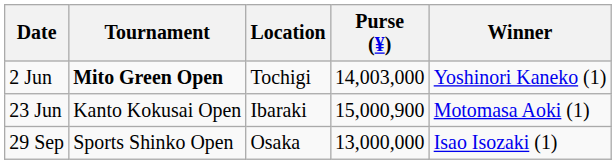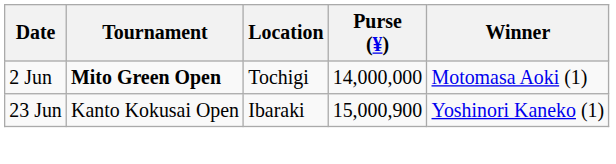(380, 77) 14,003,000 -> (377, 77) 14,000,000
(520, 77) Yoshinori Kaneko (1) -> (509, 77) Motomasa Aoki (1)
(512, 110) Motomasa Aoki (1) -> (518, 110) Yoshinori Kaneko (1)
- row: (37, 143)
